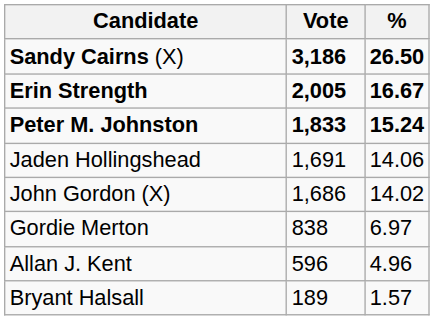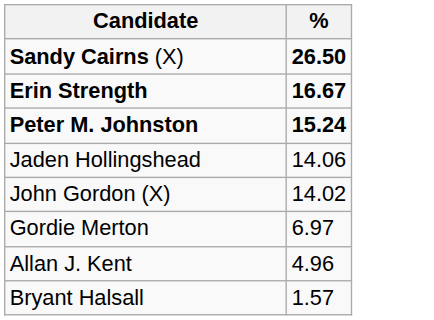- column: (326, 21)
